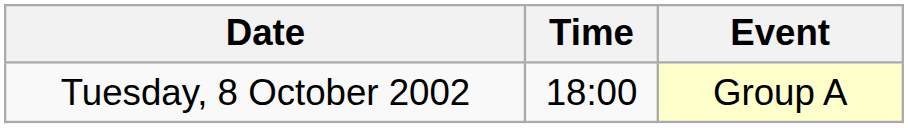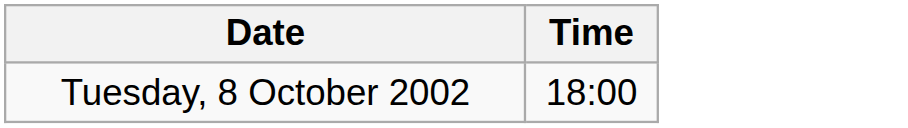- column: (780, 33)
